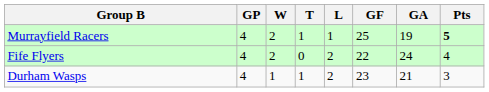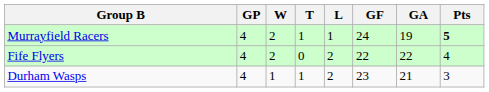(363, 35) 25 -> (363, 35) 24
(406, 55) 24 -> (406, 55) 22
